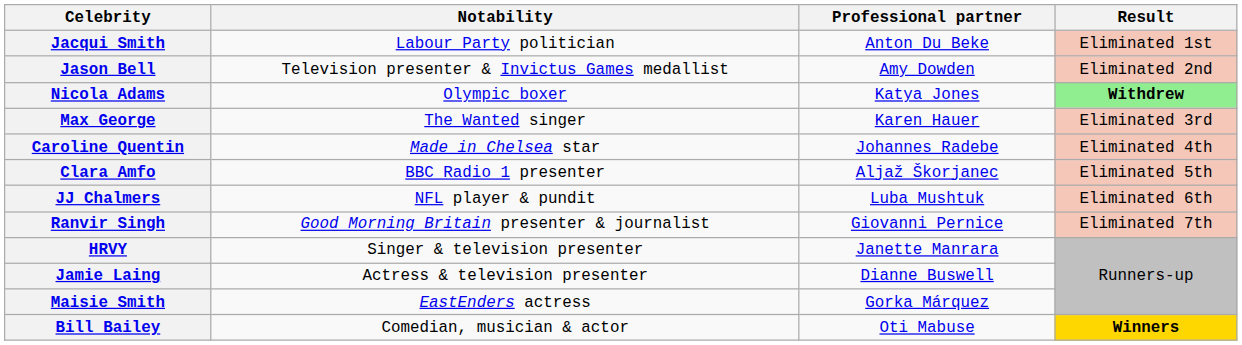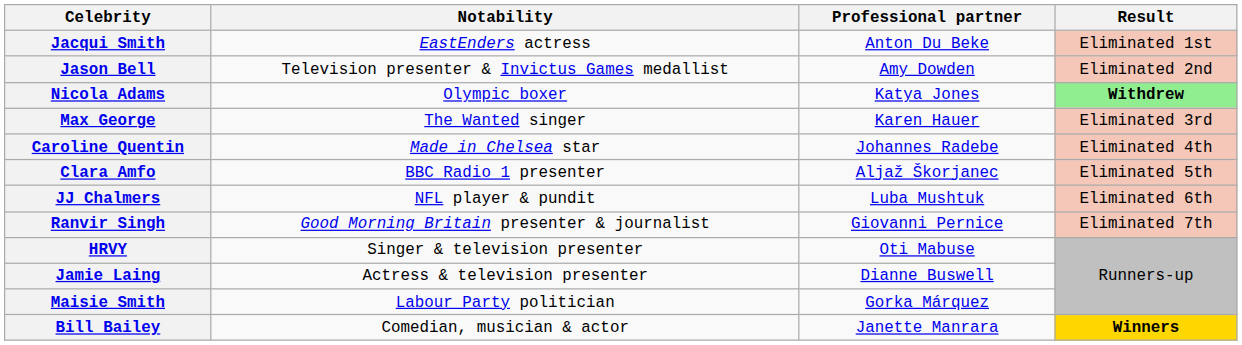(505, 43) Labour Party politician -> (505, 43) EastEnders actress
(927, 250) Janette Manrara -> (927, 250) Oti Mabuse
(505, 302) EastEnders actress -> (505, 302) Labour Party politician
(927, 328) Oti Mabuse -> (927, 328) Janette Manrara
